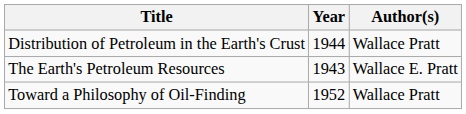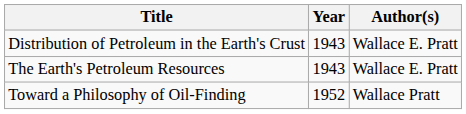(329, 43) 1944 -> (329, 43) 1943
(396, 43) Wallace Pratt -> (405, 43) Wallace E. Pratt
